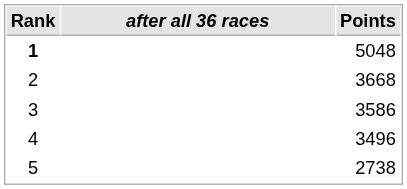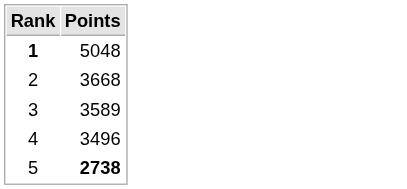- column: (198, 21)
(376, 110) 3586 -> (100, 110) 3589
(376, 168) normal -> (100, 168) bold
